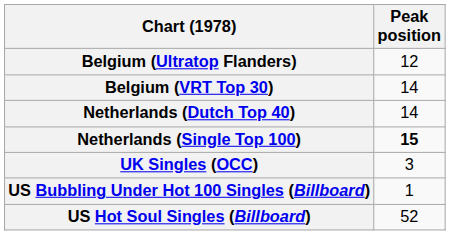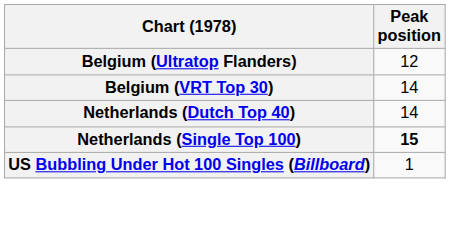- row: (189, 165)
- row: (189, 216)
